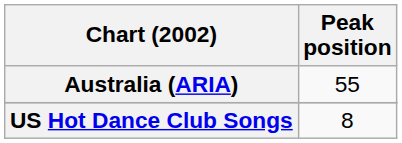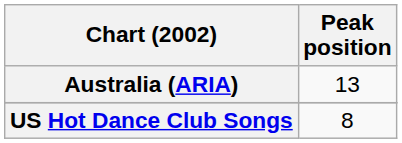(347, 84) 55 -> (347, 84) 13
